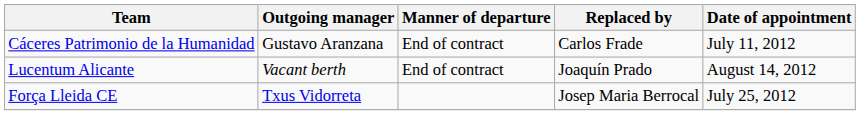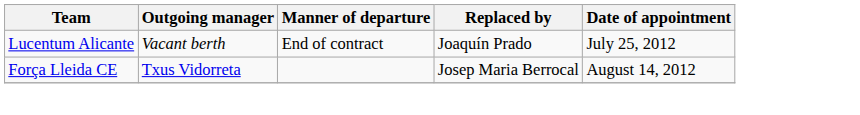- row: (131, 43)
(761, 69) August 14, 2012 -> (631, 43) July 25, 2012
(751, 95) July 25, 2012 -> (641, 69) August 14, 2012
